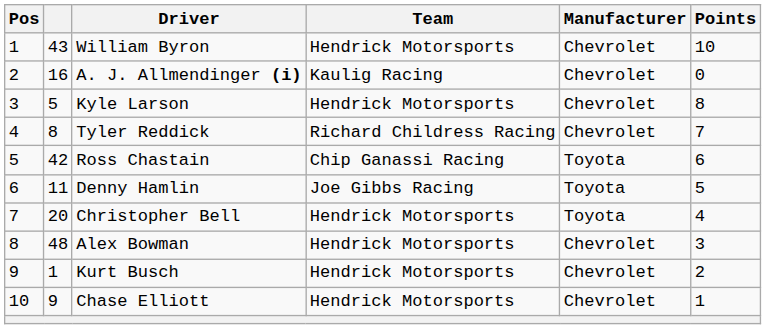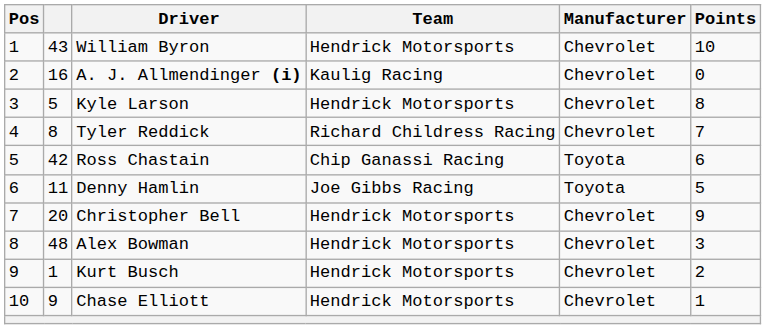(594, 216) Toyota -> (610, 216) Chevrolet
(700, 216) 4 -> (700, 216) 9
